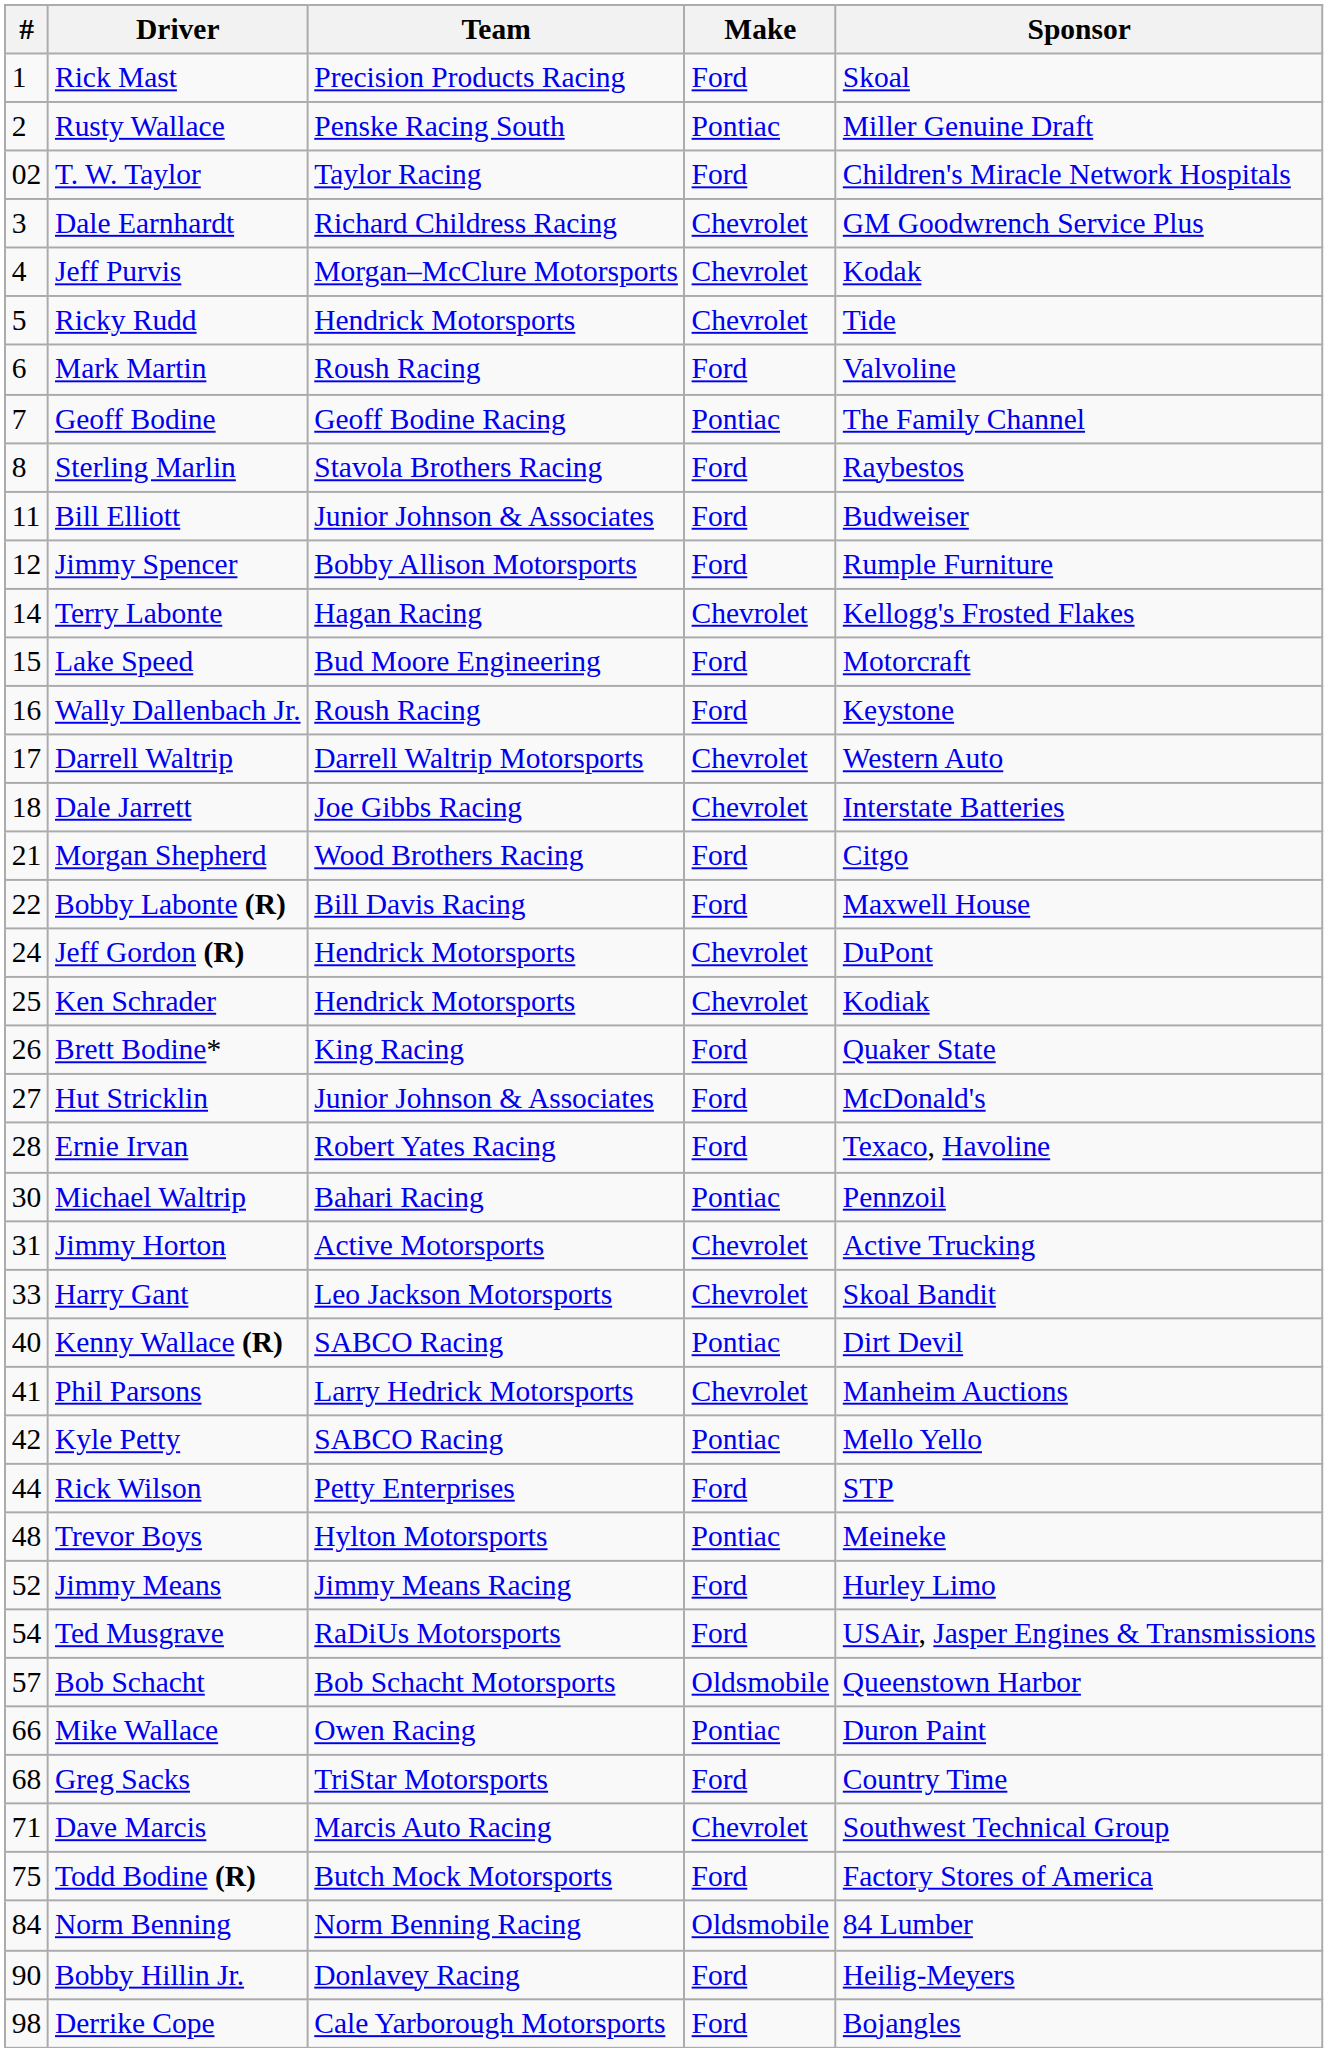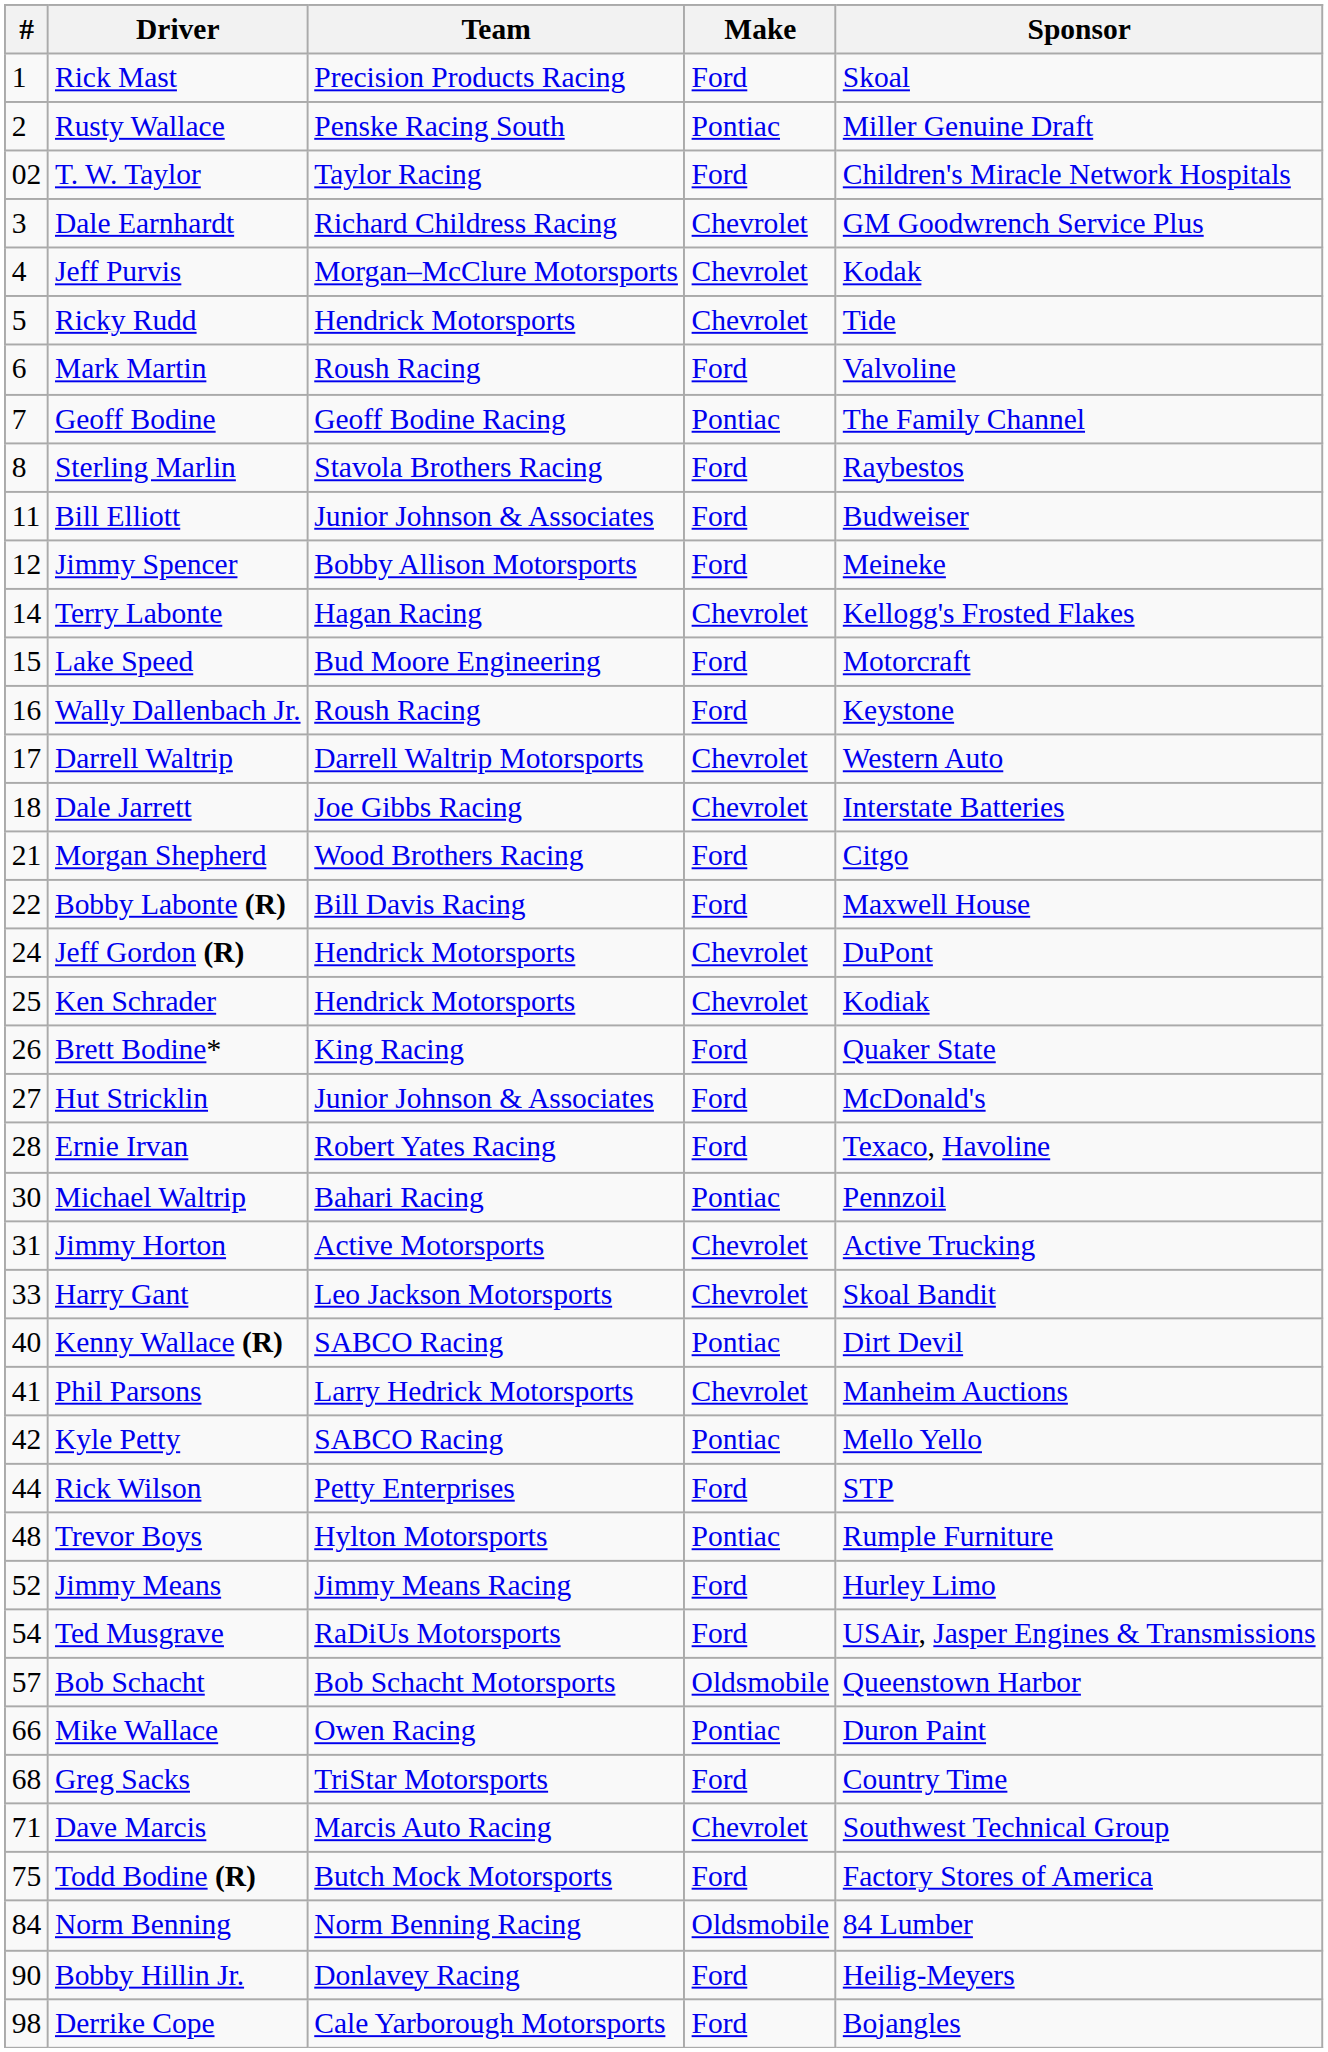(948, 563) Rumple Furniture -> (894, 563) Meineke
(894, 1536) Meineke -> (948, 1536) Rumple Furniture
